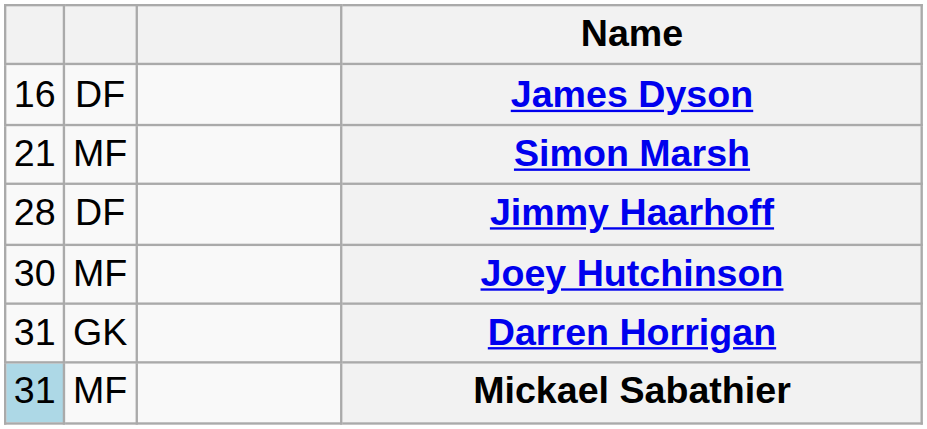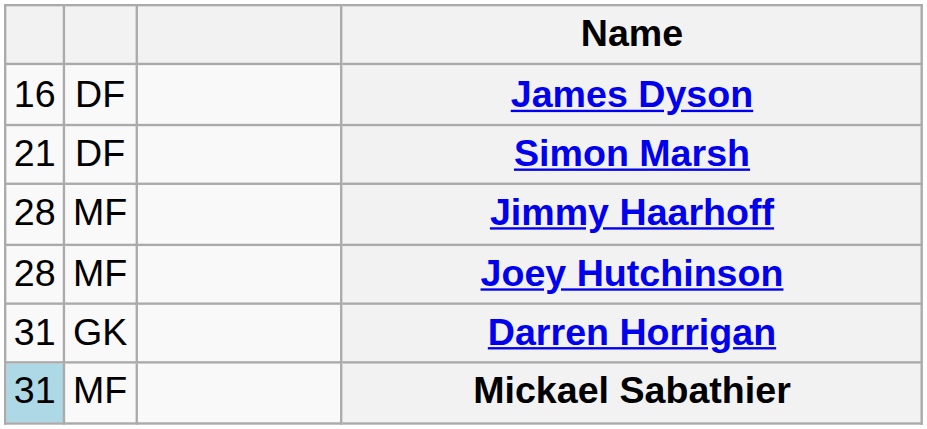(100, 153) MF -> (100, 153) DF
(100, 213) DF -> (100, 213) MF
(35, 272) 30 -> (35, 272) 28
